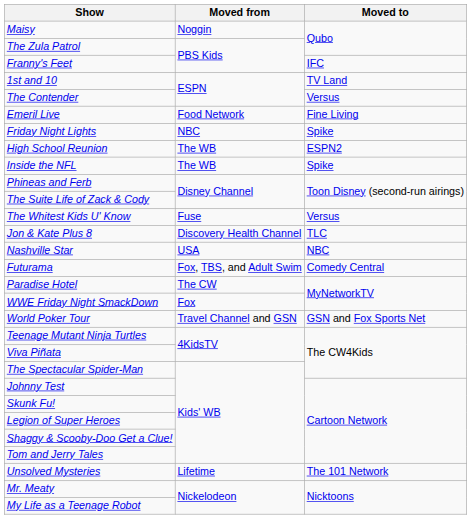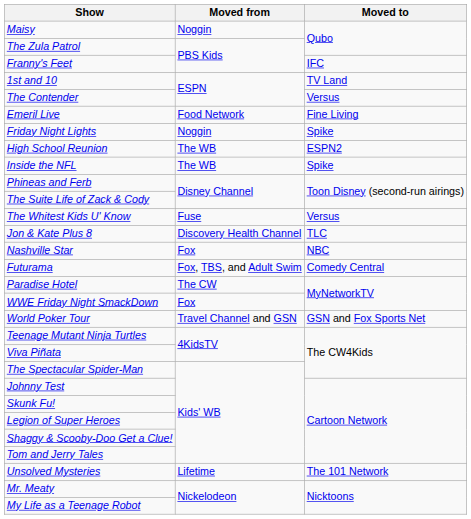(189, 132) NBC -> (194, 132) Noggin
(188, 251) USA -> (186, 251) Fox
